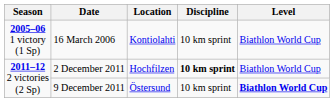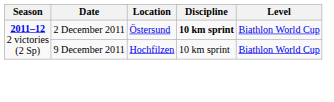- row: (84, 39)
(152, 68) Hochfilzen -> (150, 30) Östersund
(150, 88) Östersund -> (152, 49) Hochfilzen
(283, 88) bold -> (279, 49) normal
